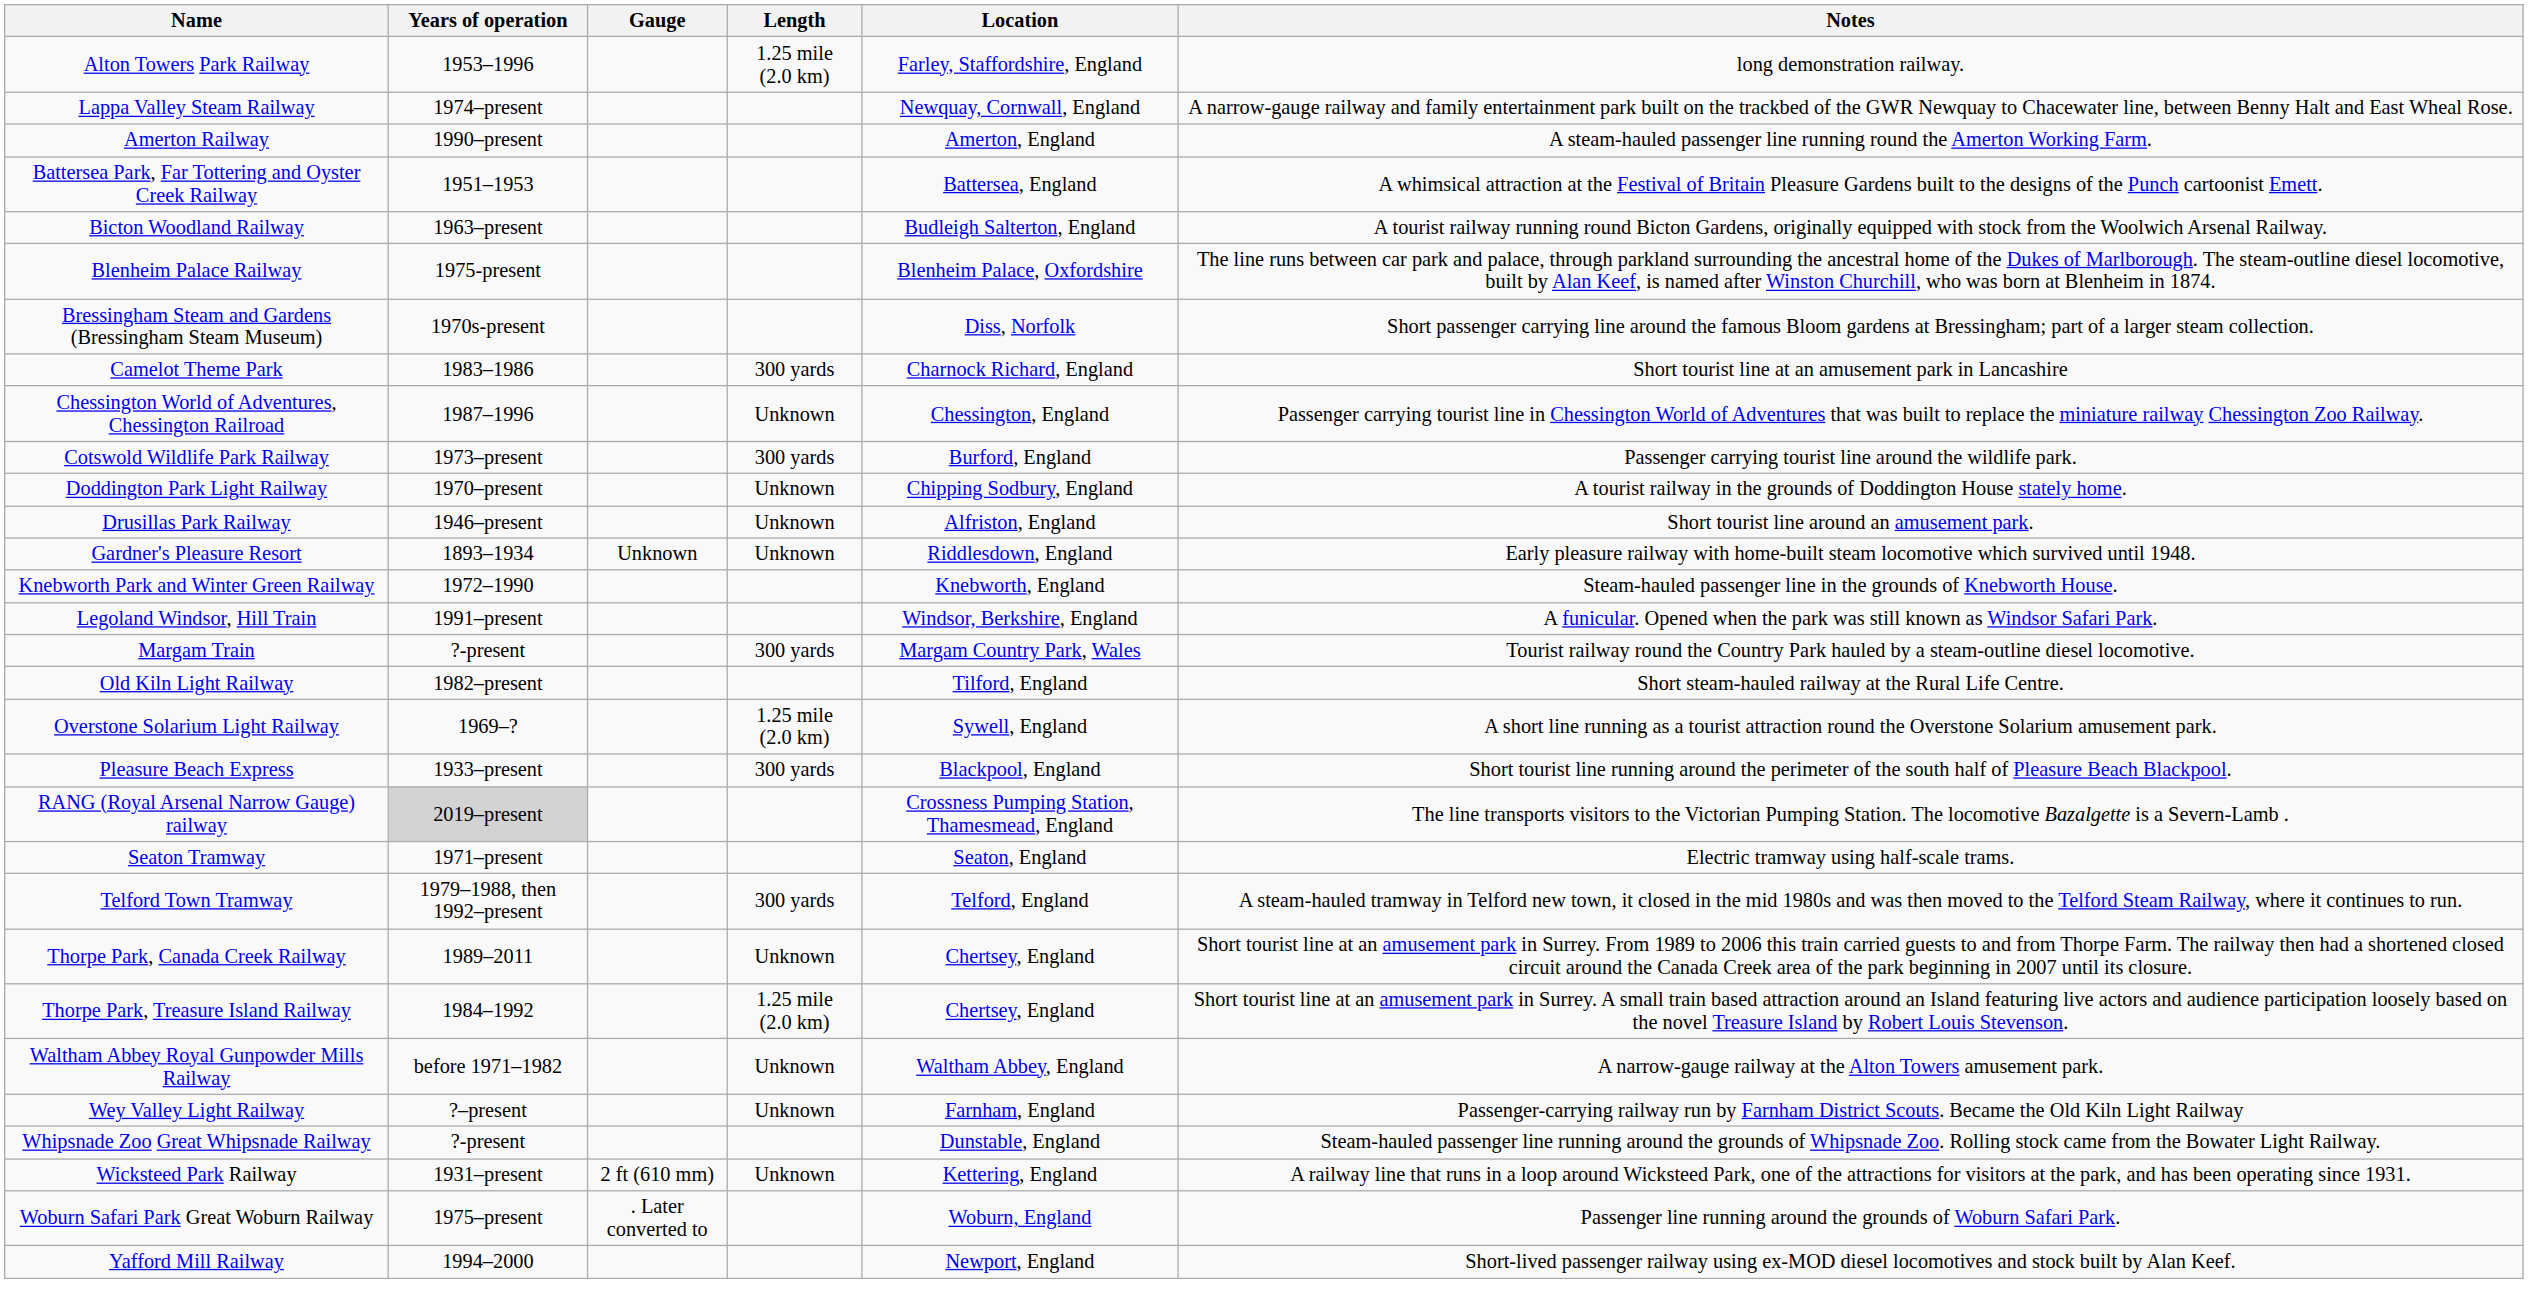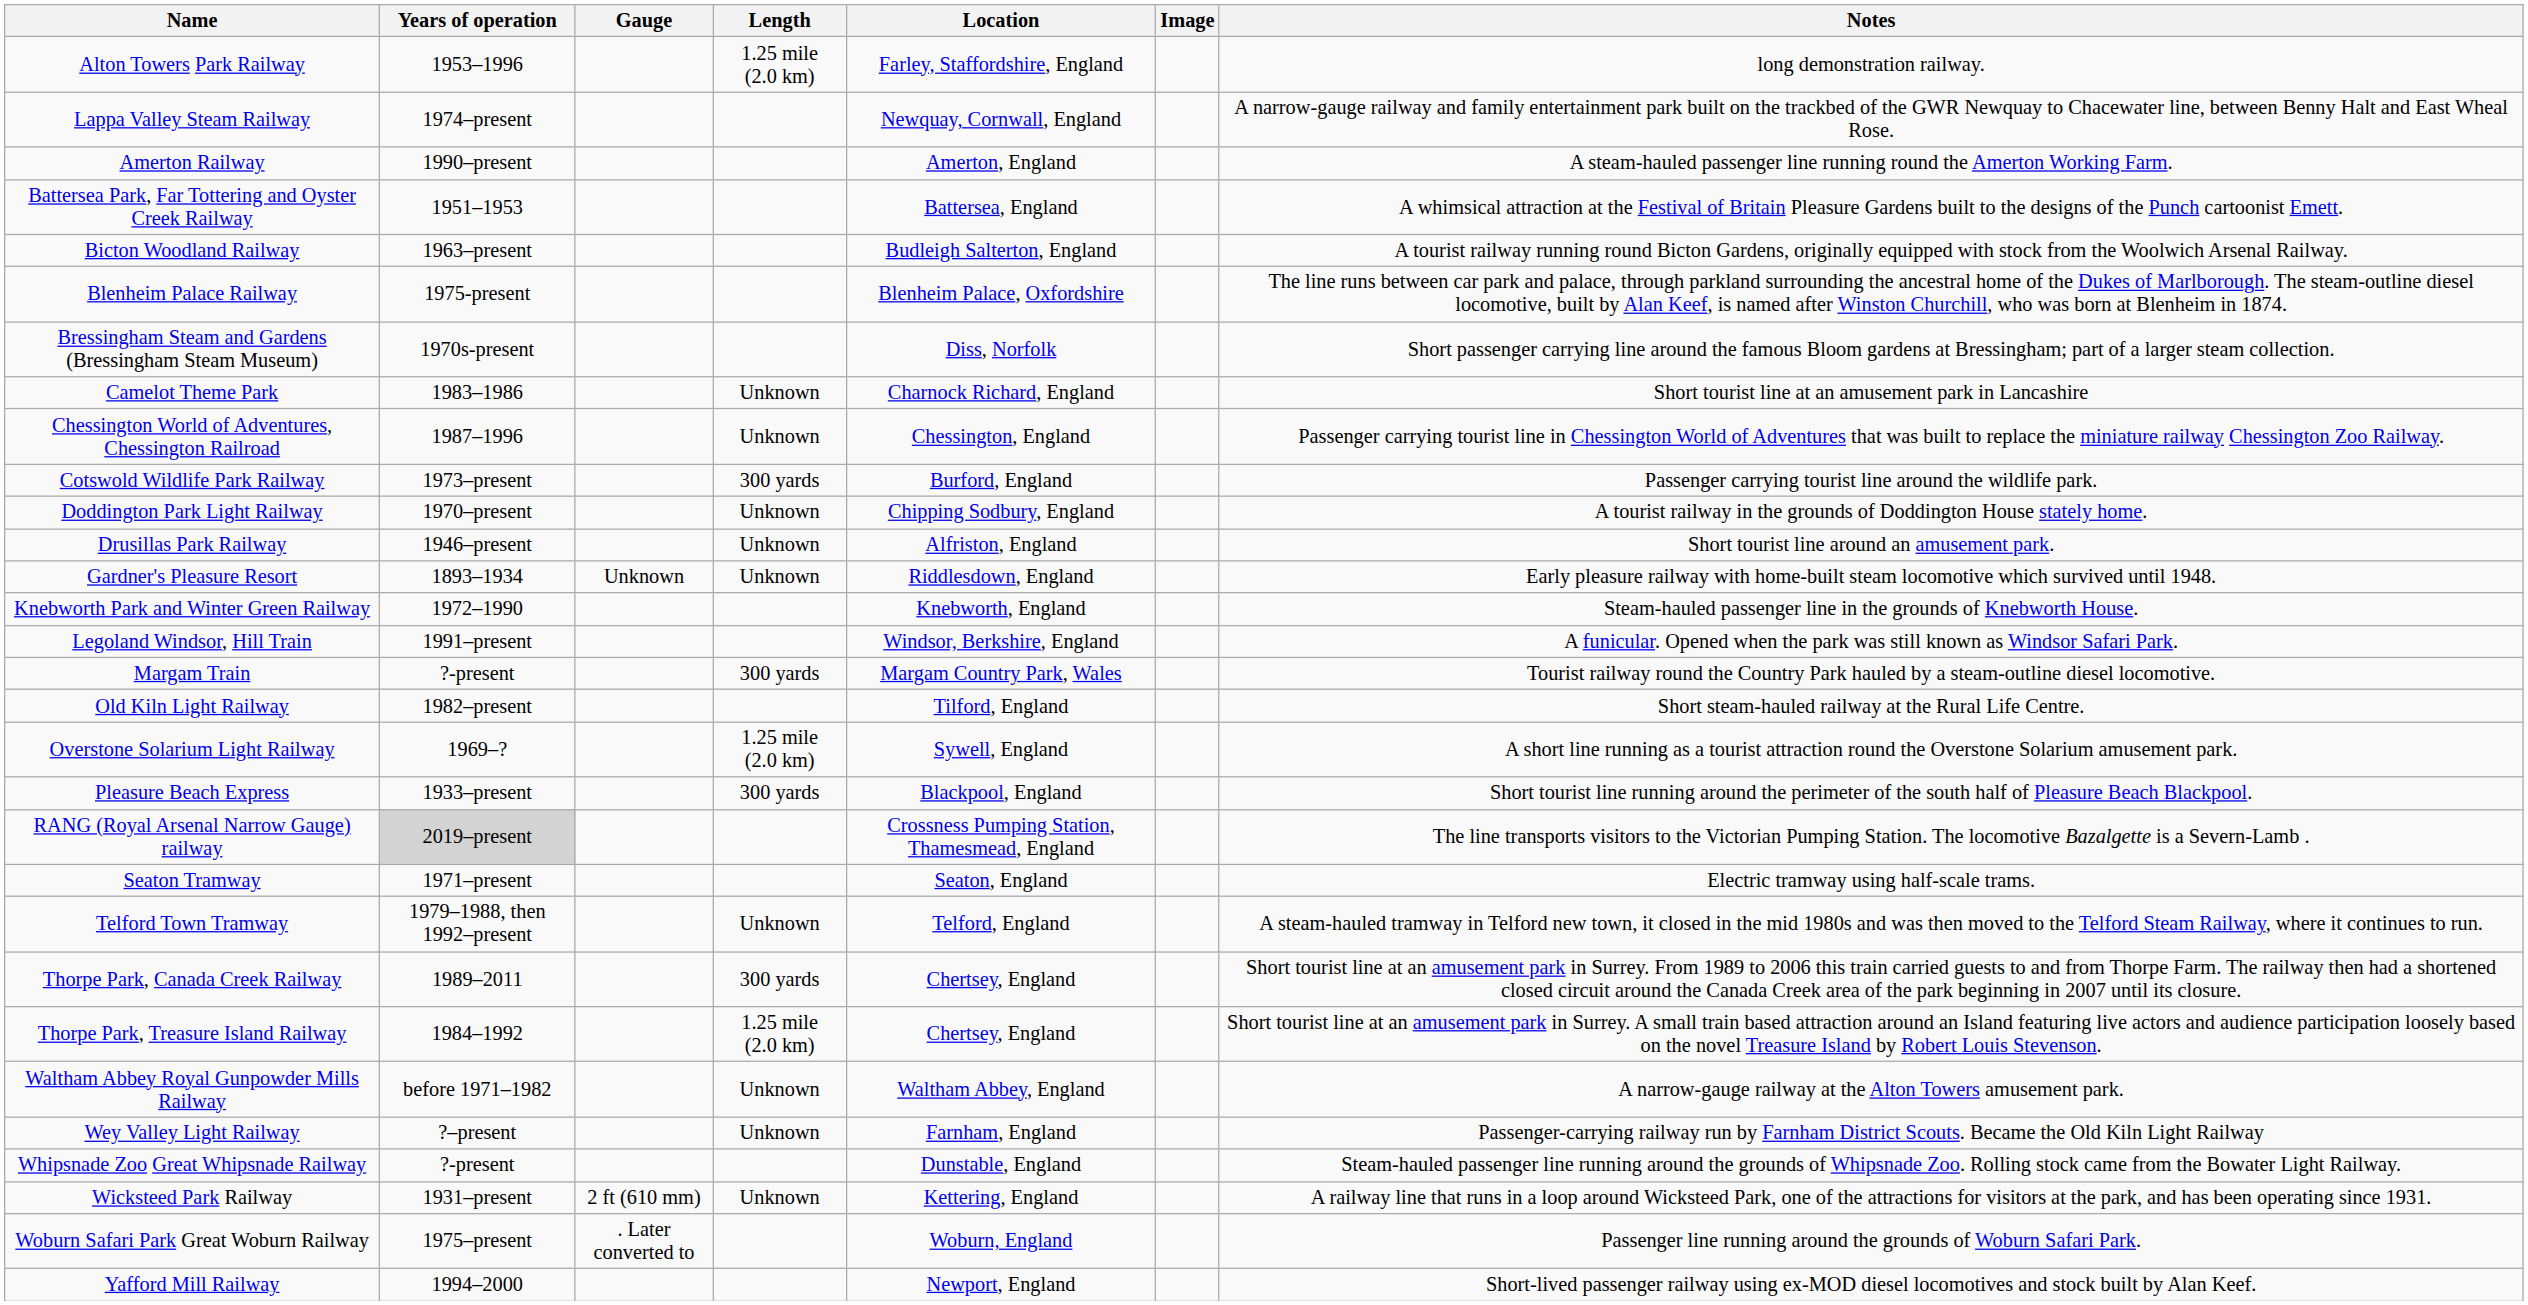+ column: (1187, 20)
(795, 369) 300 yards -> (780, 392) Unknown
(795, 901) 300 yards -> (780, 923) Unknown
(795, 956) Unknown -> (780, 978) 300 yards
